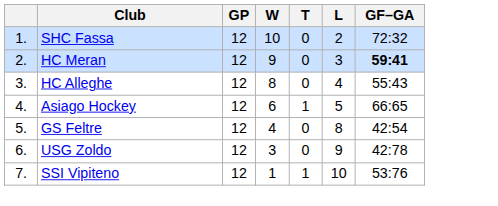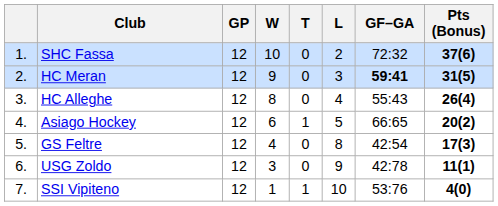+ column: (459, 23)
